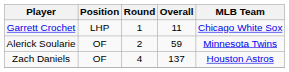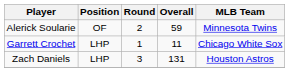rows swapped: (41, 28) <-> (41, 43)
(100, 59) OF -> (100, 59) LHP
(139, 59) 4 -> (139, 59) 3
(177, 59) 137 -> (177, 59) 131
